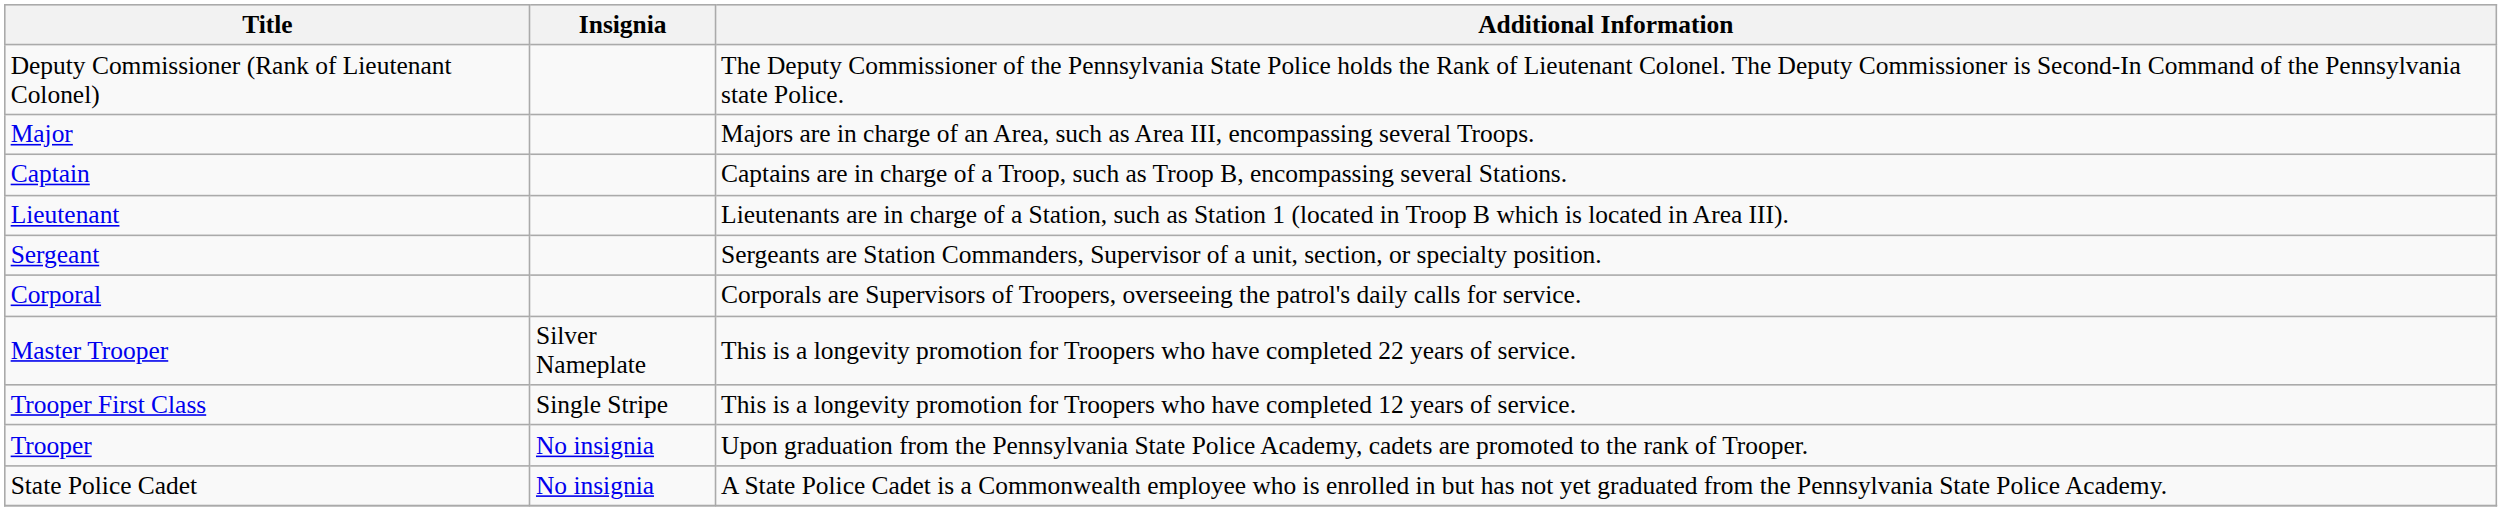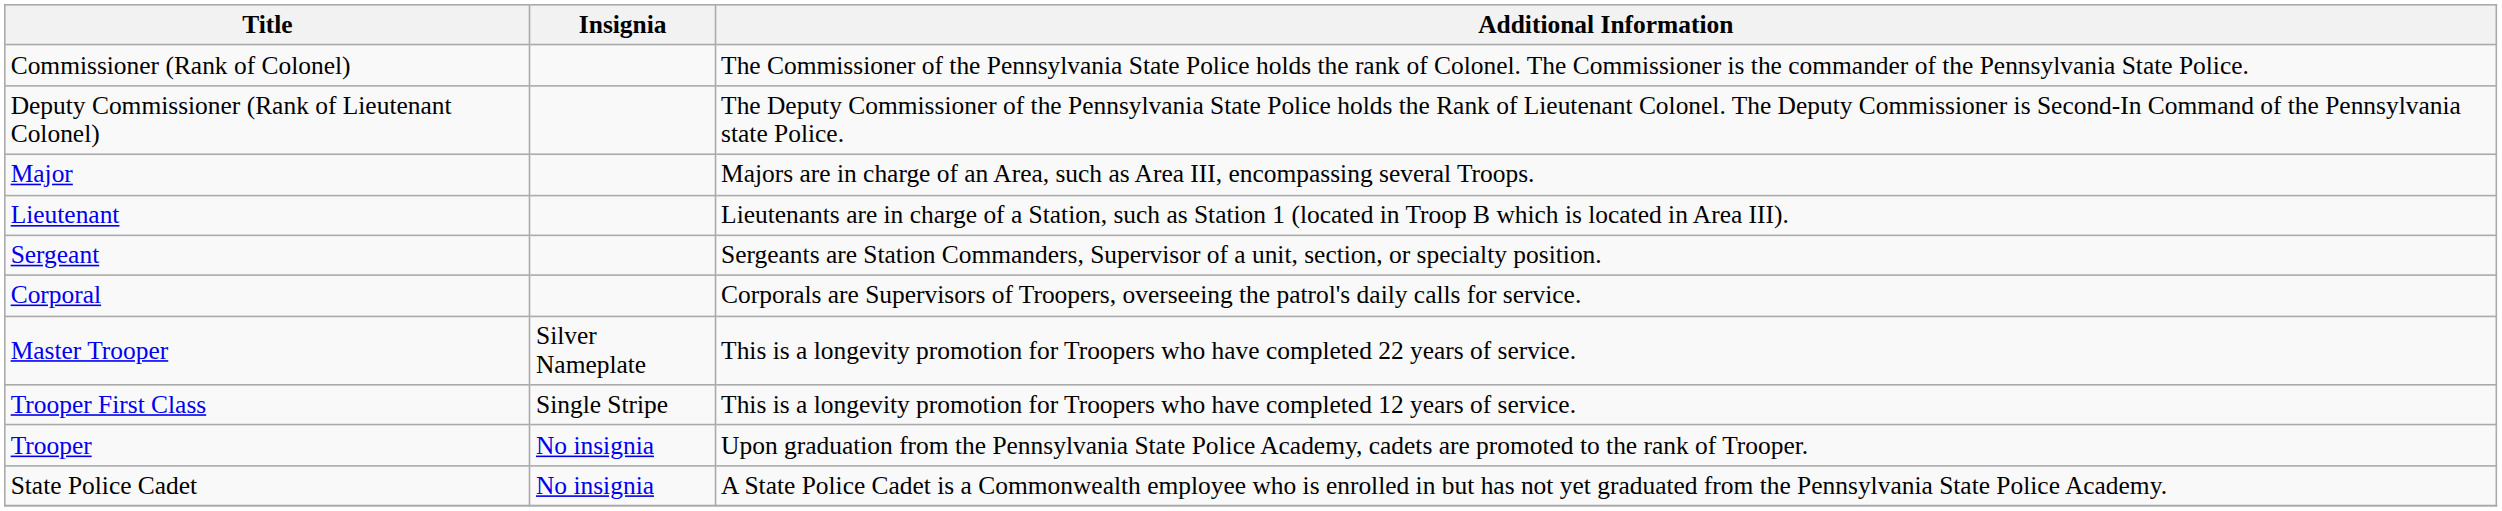+ row: (181, 65)
- row: (50, 174)
